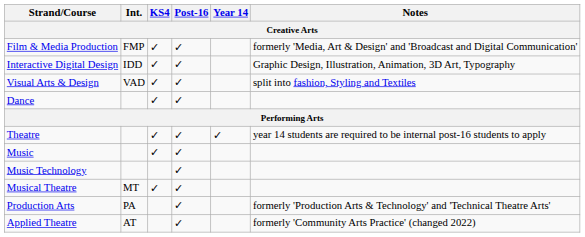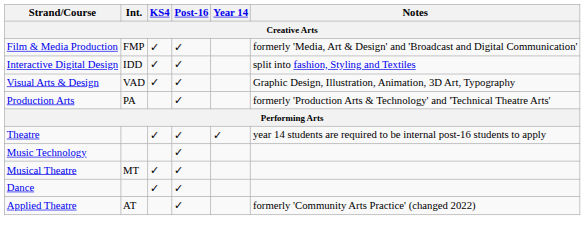(384, 65) Graphic Design, Illustration, Animation, 3D Art, Typography -> (334, 65) split into fashion, Styling and Textiles
(334, 82) split into fashion, Styling and Textiles -> (384, 82) Graphic Design, Illustration, Animation, 3D Art, Typography
rows swapped: (41, 205) <-> (20, 100)
- row: (20, 152)
